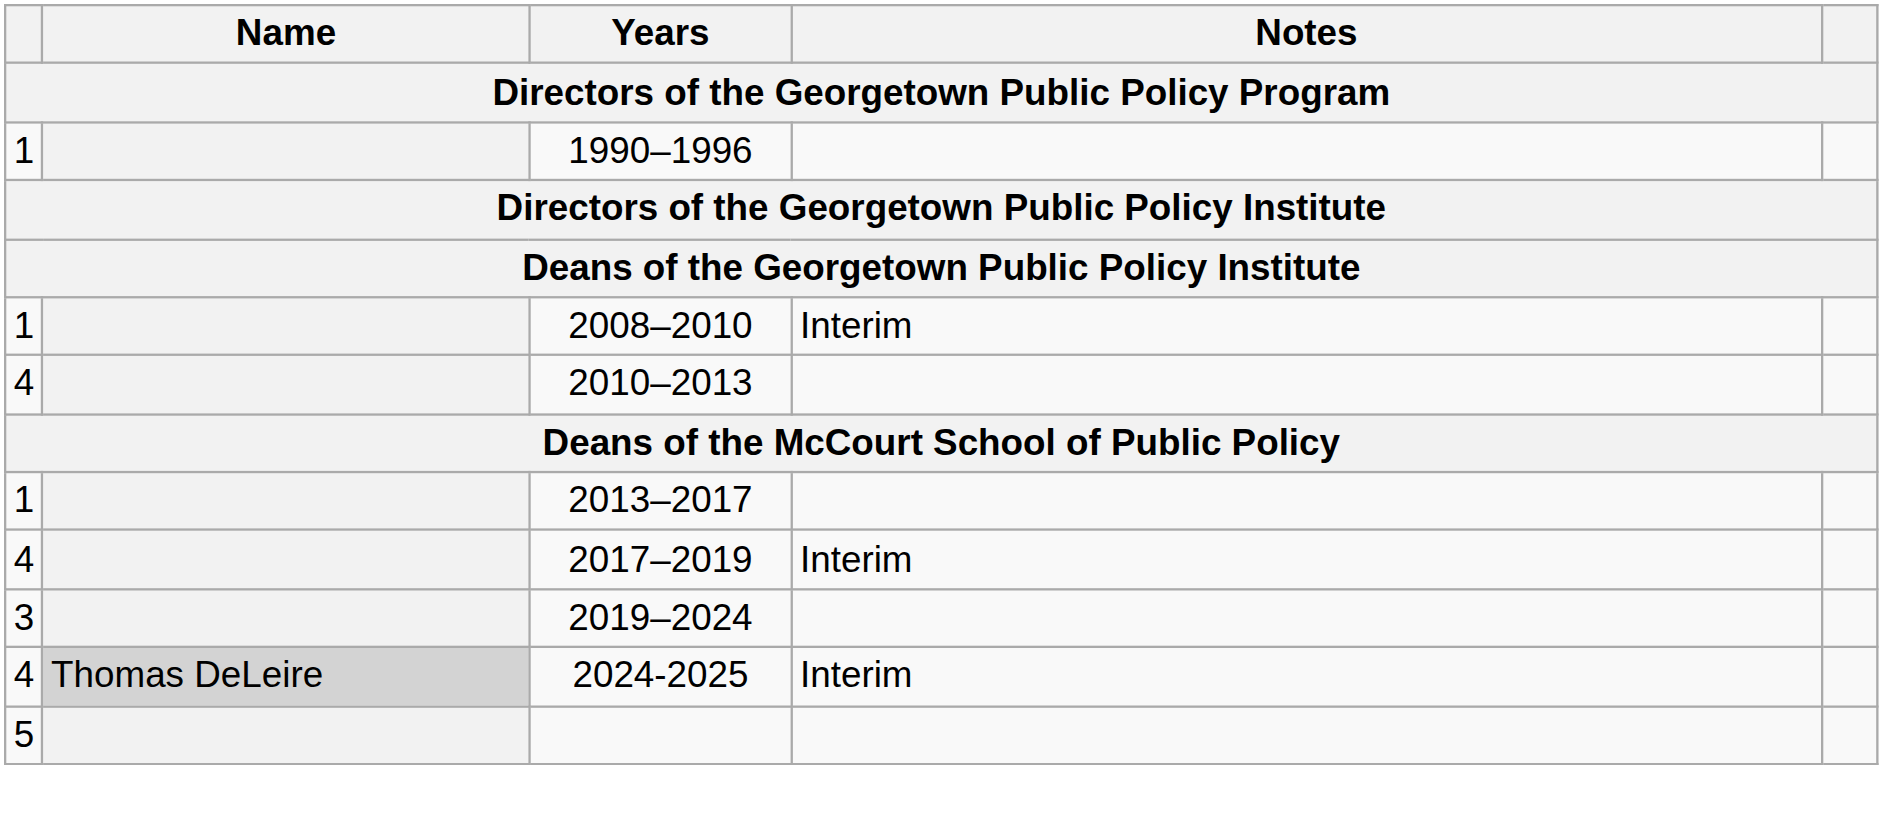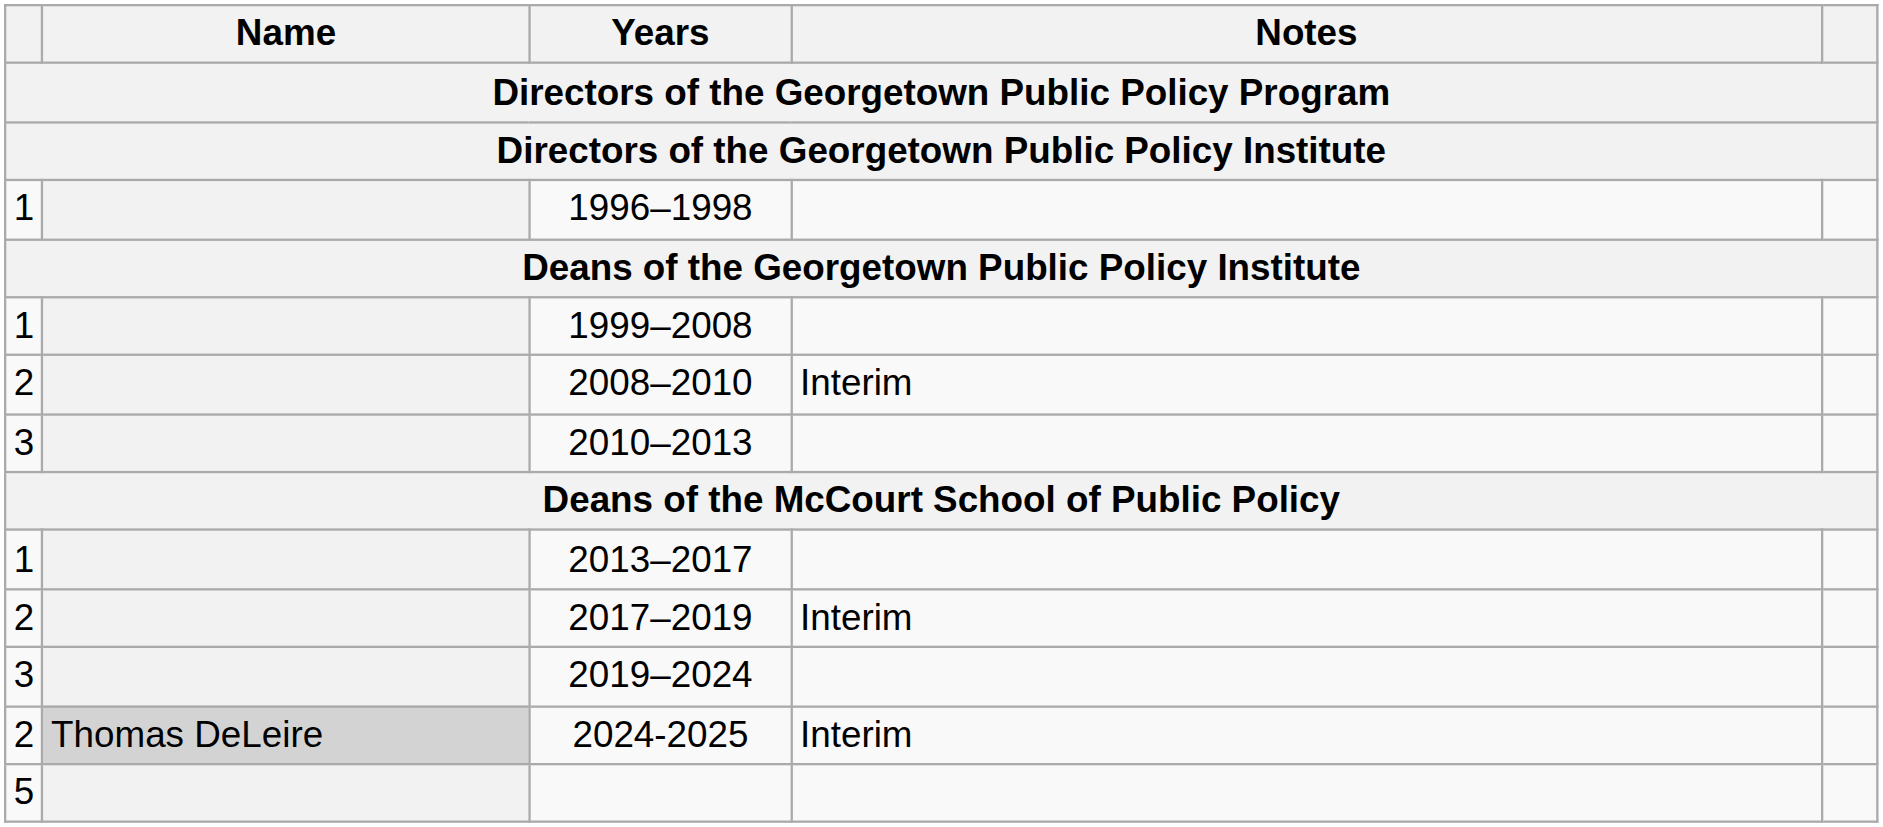- row: (660, 150)
+ row: (660, 208)
+ row: (660, 325)
(24, 325) 1 -> (24, 383) 2
(24, 383) 4 -> (24, 442) 3
(24, 558) 4 -> (24, 617) 2
(24, 675) 4 -> (24, 734) 2
